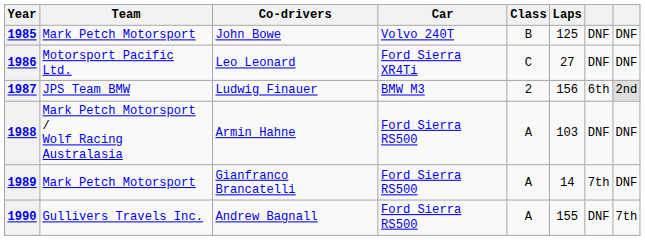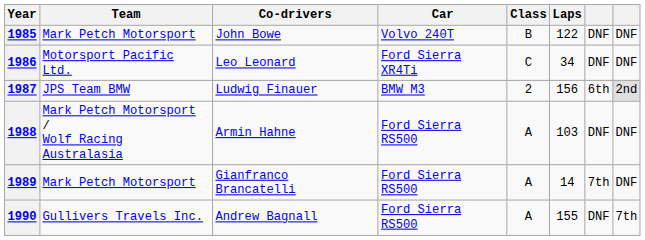(567, 35) 125 -> (567, 35) 122
(567, 63) 27 -> (567, 63) 34
